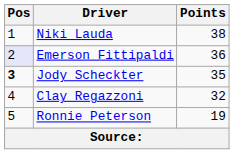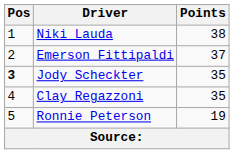(11, 56) lavender background -> (11, 56) no background
(218, 56) 36 -> (218, 56) 37
(218, 97) 32 -> (218, 97) 35
